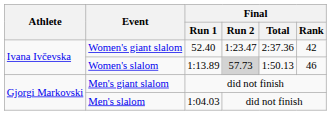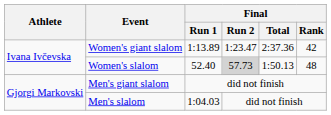(203, 48) 52.40 -> (203, 48) 1:13.89
(203, 66) 1:13.89 -> (203, 66) 52.40
(311, 66) 46 -> (311, 66) 48
